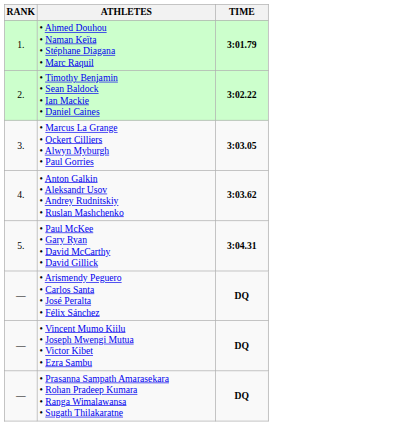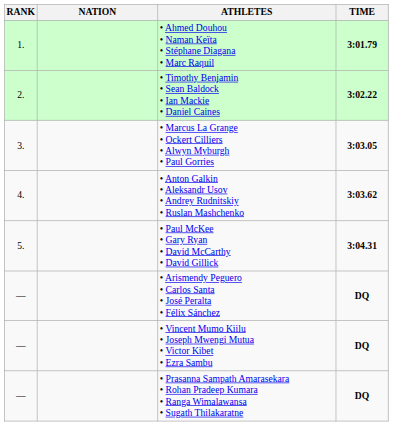+ column: (97, 12)
